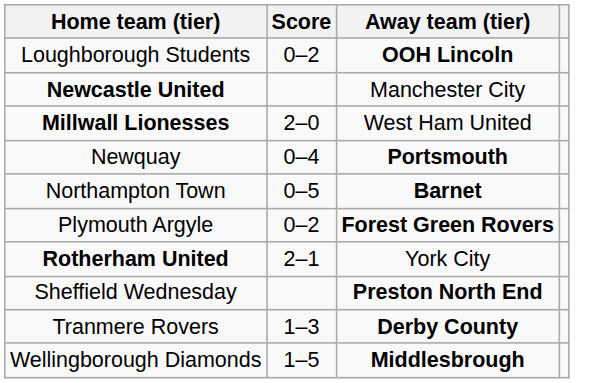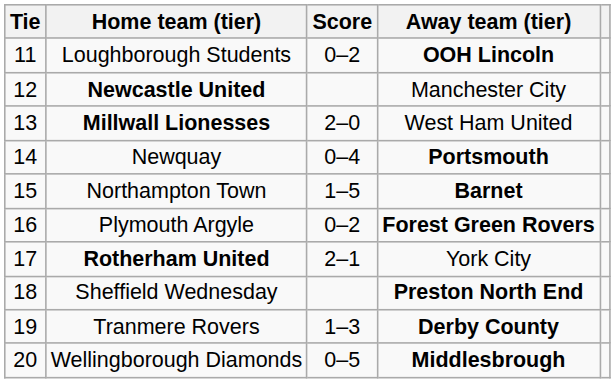+ column: (25, 21)
(301, 191) 0–5 -> (342, 191) 1–5
(301, 360) 1–5 -> (342, 360) 0–5
